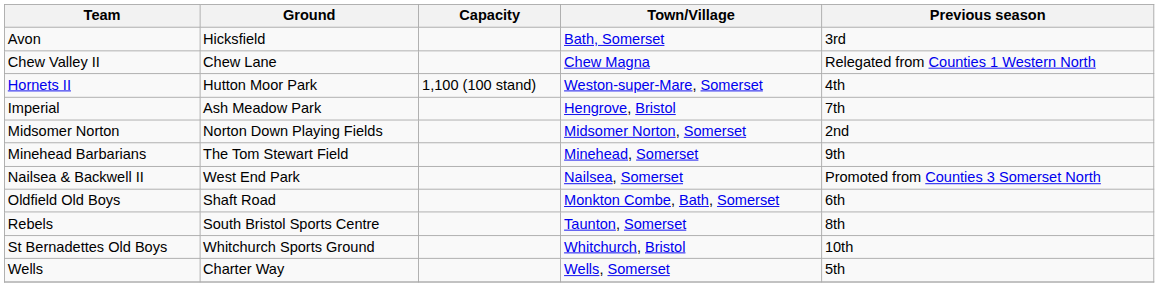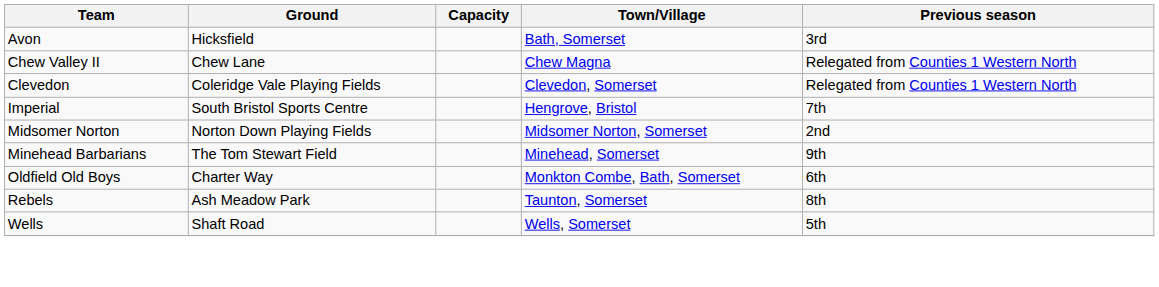+ row: (39, 85)
- row: (39, 85)
(262, 108) Ash Meadow Park -> (280, 108) South Bristol Sports Centre
- row: (76, 177)
(239, 200) Shaft Road -> (232, 177) Charter Way
(291, 223) South Bristol Sports Centre -> (251, 200) Ash Meadow Park
- row: (88, 246)
(244, 270) Charter Way -> (228, 223) Shaft Road
